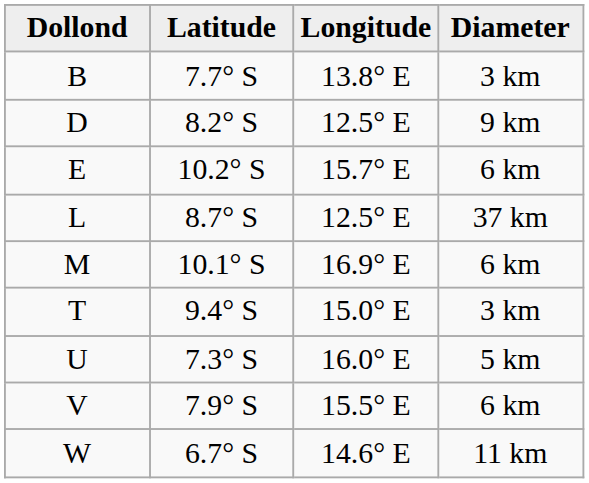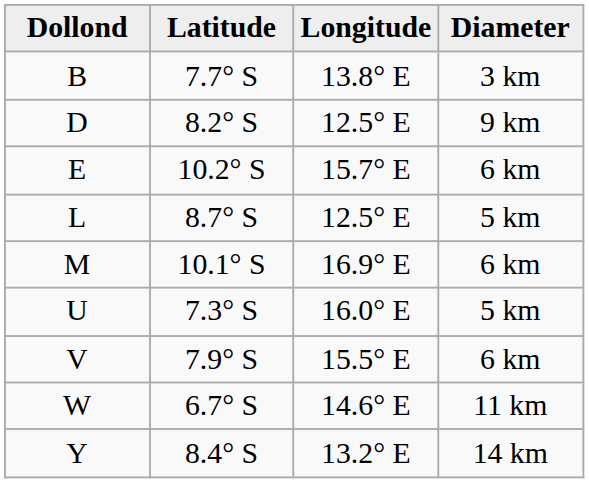(510, 216) 37 km -> (510, 216) 5 km
- row: (77, 311)
+ row: (77, 452)
